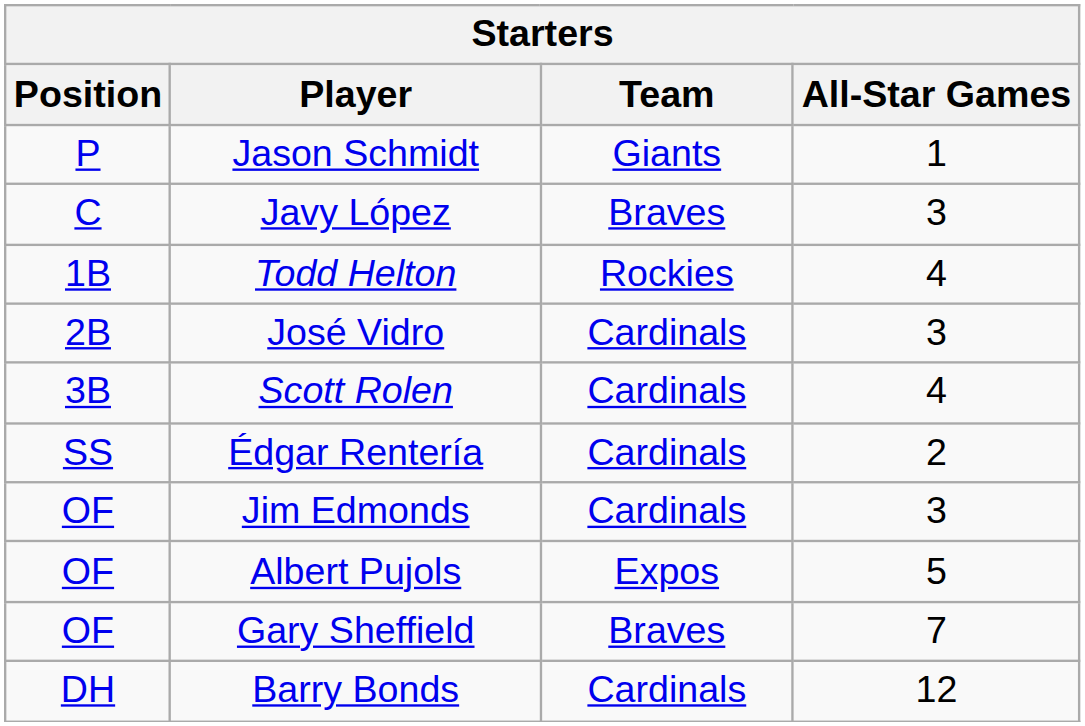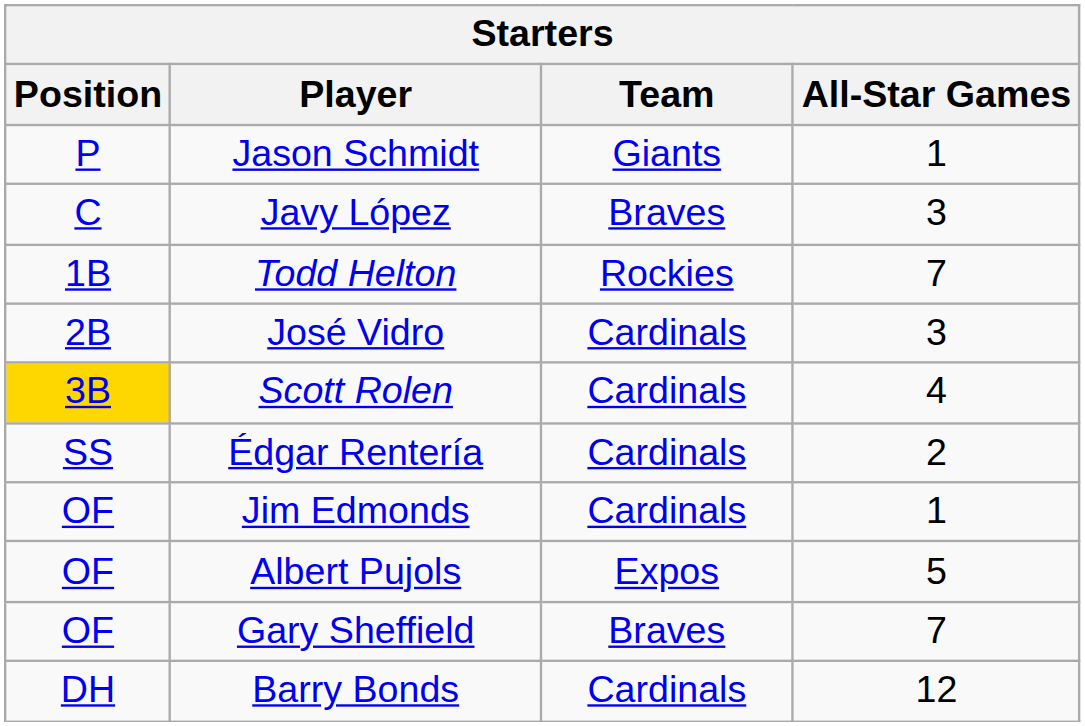(936, 272) 4 -> (936, 272) 7
(88, 392) no background -> (88, 392) gold background
(936, 511) 3 -> (936, 511) 1
